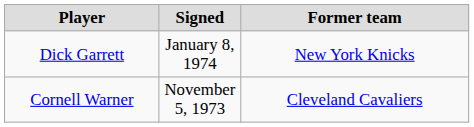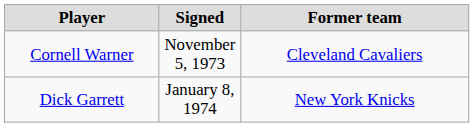rows swapped: (82, 99) <-> (82, 53)
